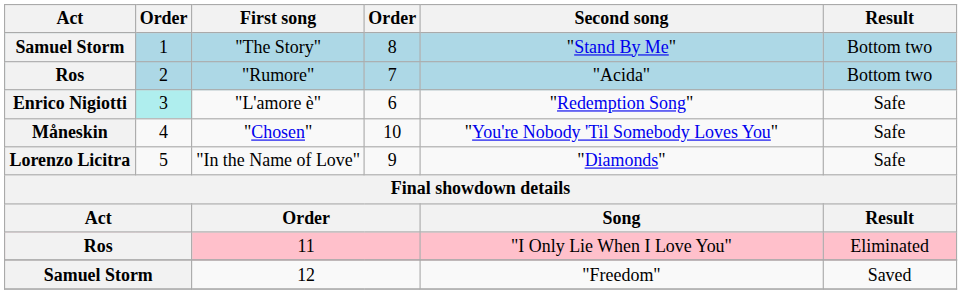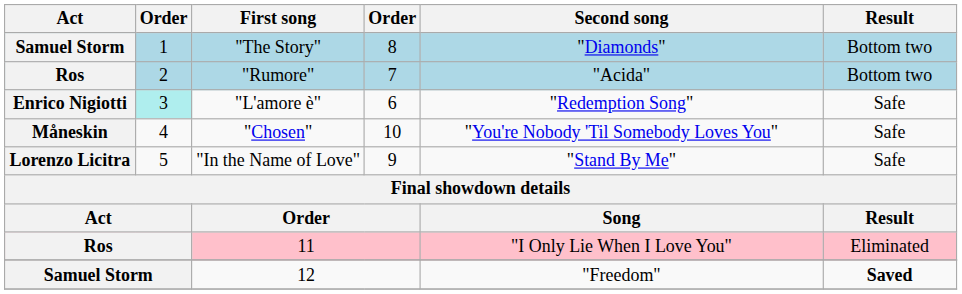(621, 47) "Stand By Me" -> (621, 47) "Diamonds"
(621, 160) "Diamonds" -> (621, 160) "Stand By Me"
(890, 274) normal -> (890, 274) bold
